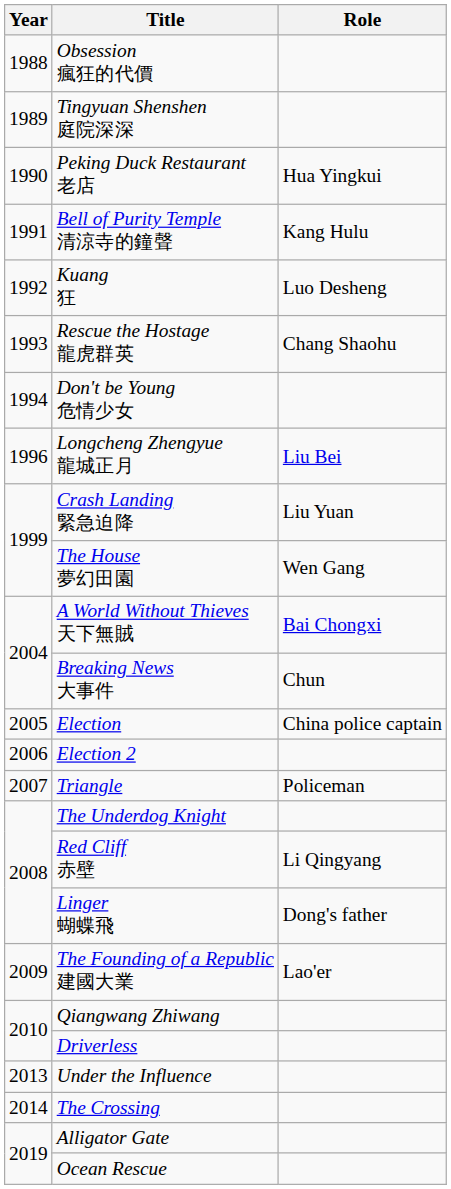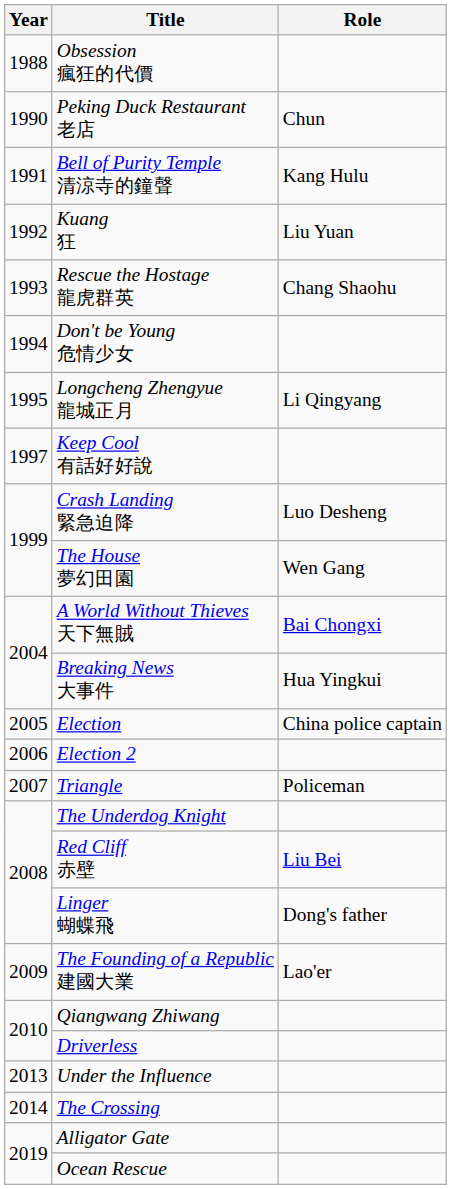- row: (132, 118)
(332, 175) Hua Yingkui -> (304, 119) Chun
(335, 287) Luo Desheng -> (318, 231) Liu Yuan
(28, 456) 1996 -> (28, 399) 1995
(312, 456) Liu Bei -> (332, 399) Li Qingyang
+ row: (105, 454)
(318, 512) Liu Yuan -> (335, 512) Luo Desheng
(304, 680) Chun -> (332, 680) Hua Yingkui
(332, 859) Li Qingyang -> (312, 859) Liu Bei
